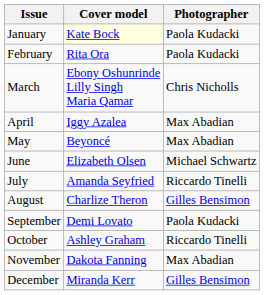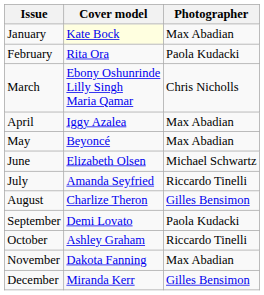(203, 34) Paola Kudacki -> (200, 34) Max Abadian
